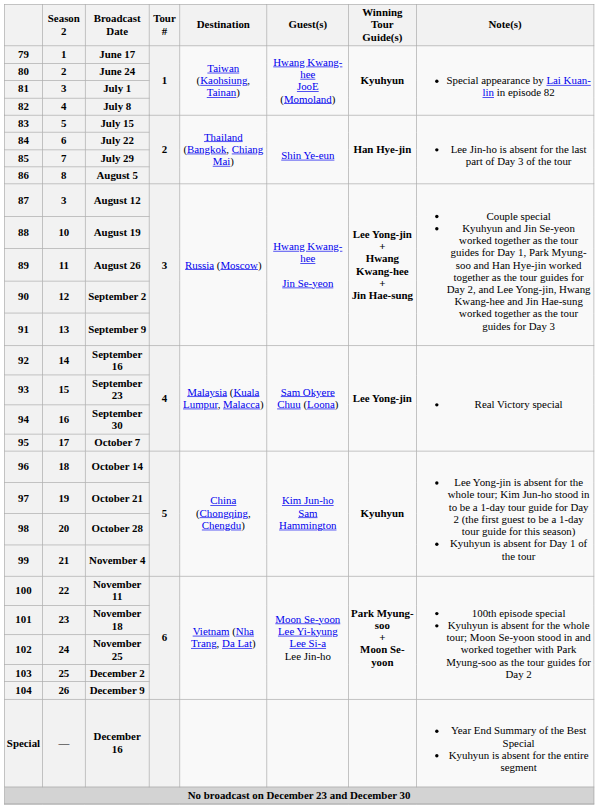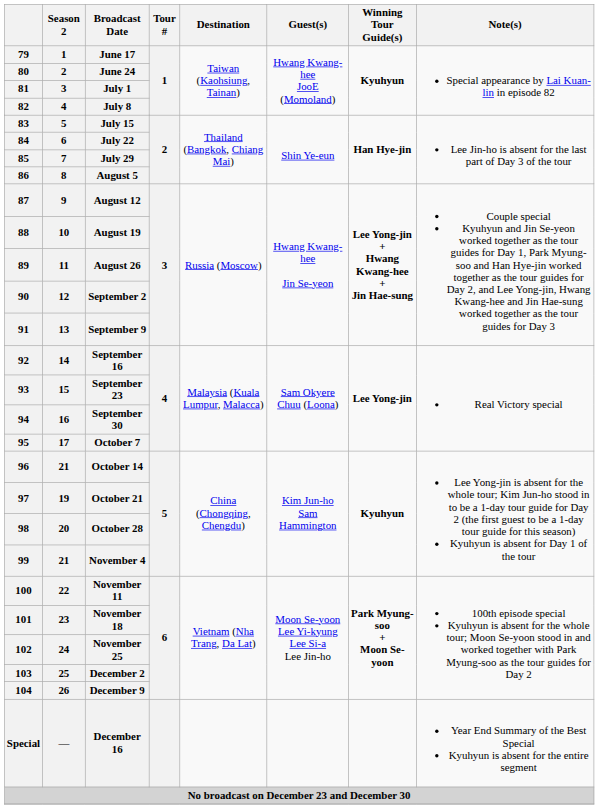(64, 200) 3 -> (64, 200) 9
(64, 467) 18 -> (64, 467) 21
